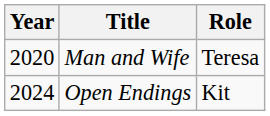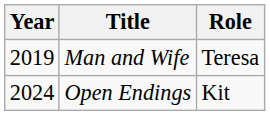(32, 57) 2020 -> (32, 57) 2019
